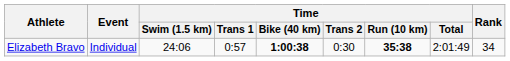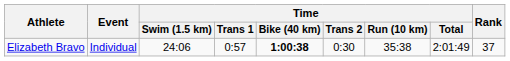(397, 48) bold -> (397, 48) normal
(488, 48) 34 -> (488, 48) 37
